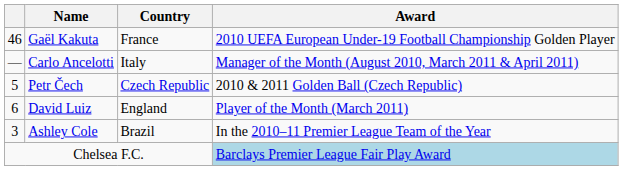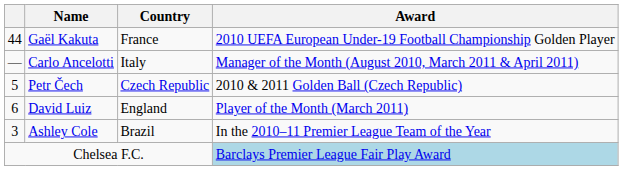(15, 39) 46 -> (15, 39) 44
